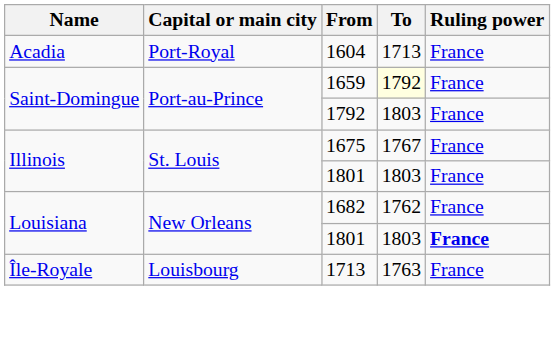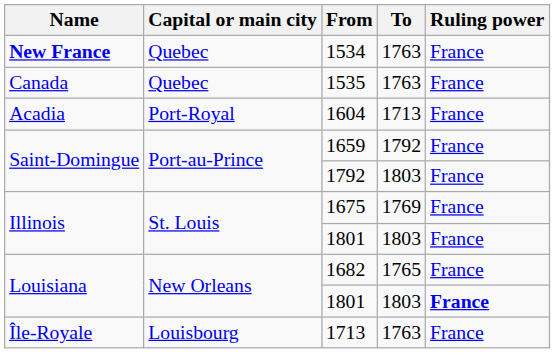+ row: (60, 51)
+ row: (39, 82)
(401, 82) lightyellow background -> (401, 144) no background
(401, 144) 1767 -> (401, 207) 1769
(401, 207) 1762 -> (401, 269) 1765
